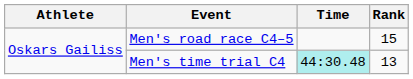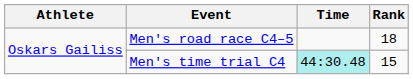(389, 39) 15 -> (389, 39) 18
(389, 62) 13 -> (389, 62) 15
